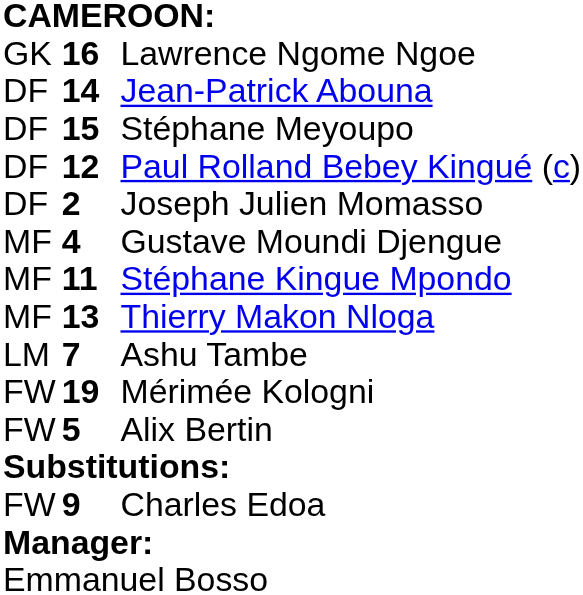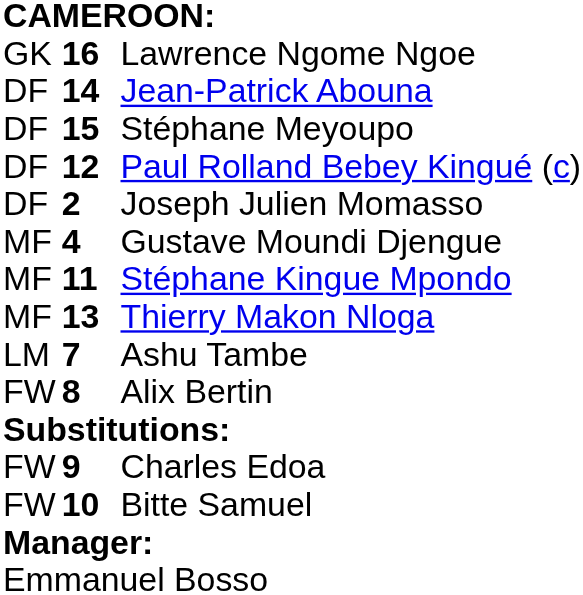- row: (247, 391)
(71, 429) 5 -> (71, 391) 8
+ row: (216, 504)
